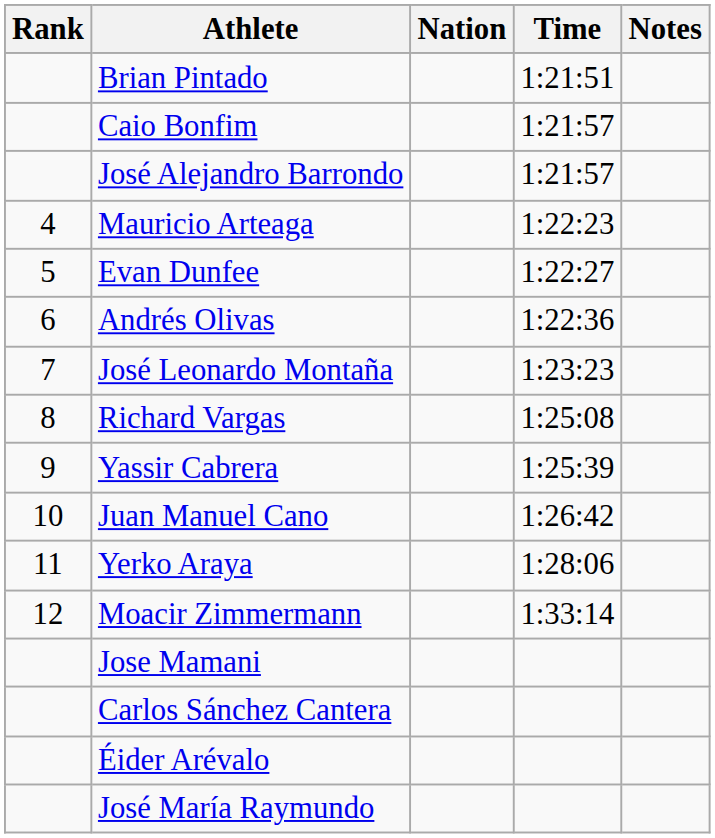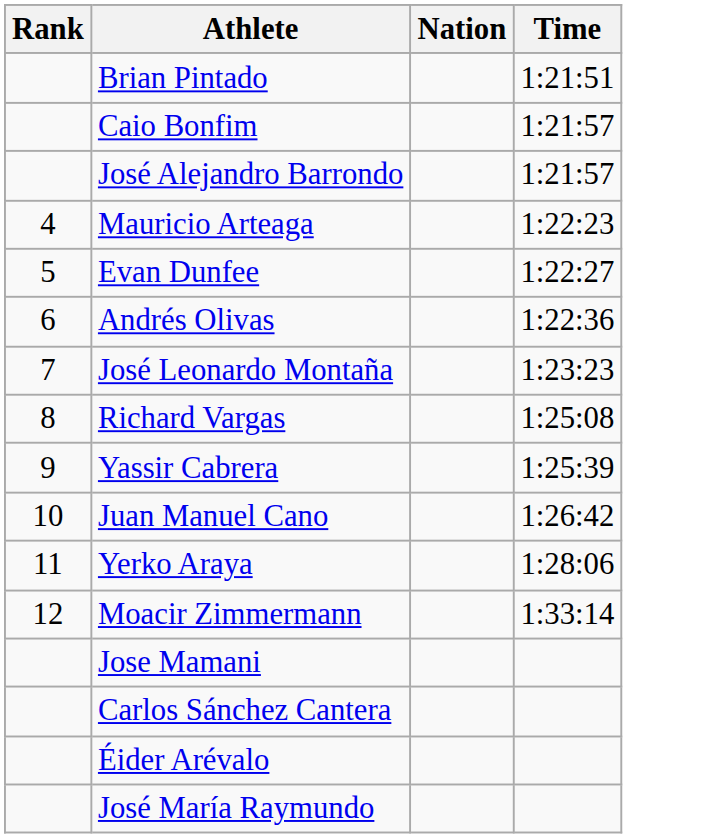- column: (665, 28)
